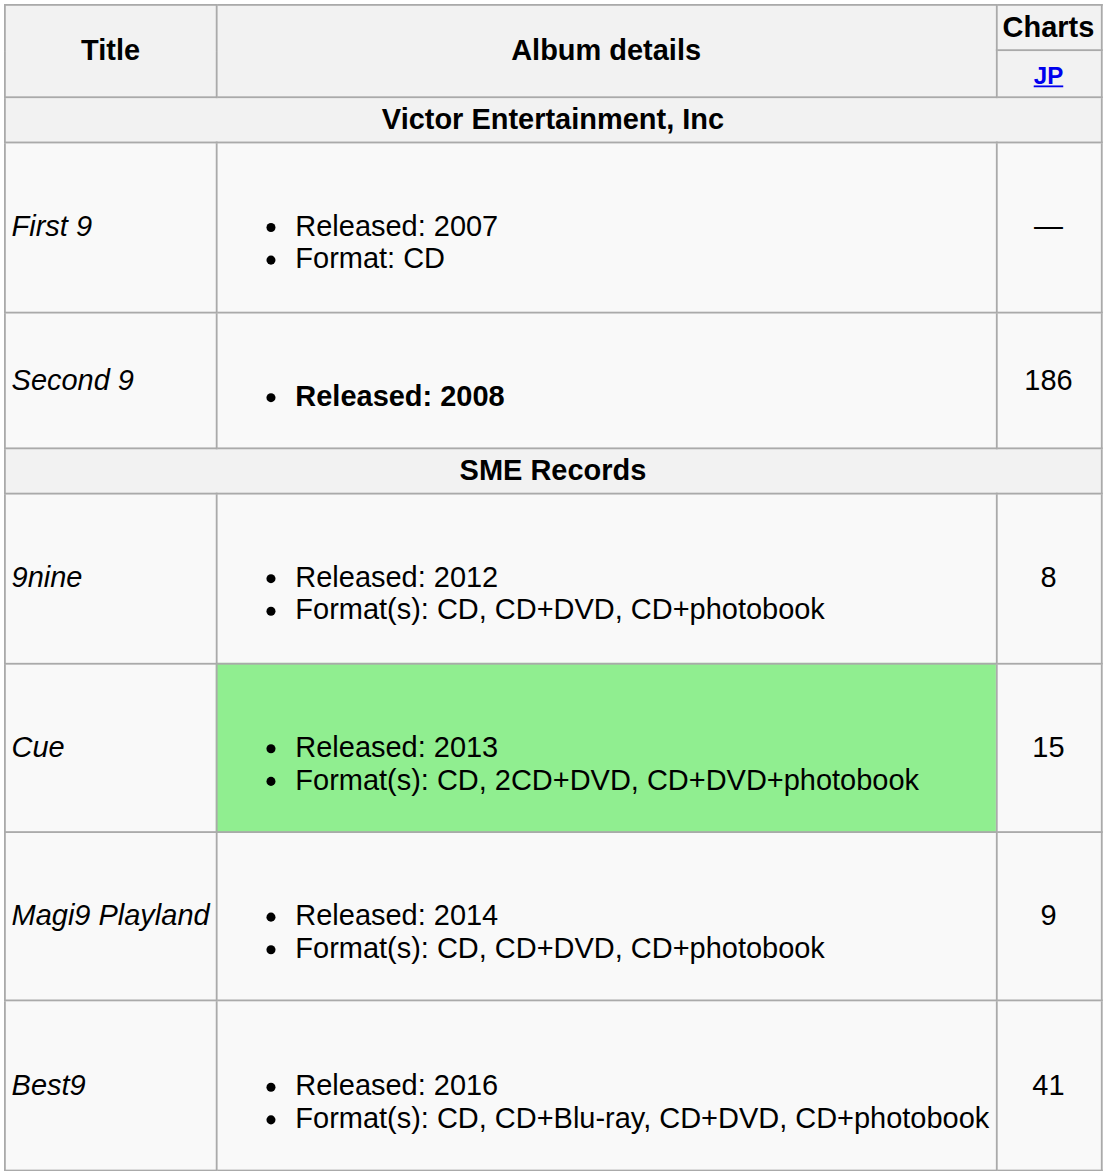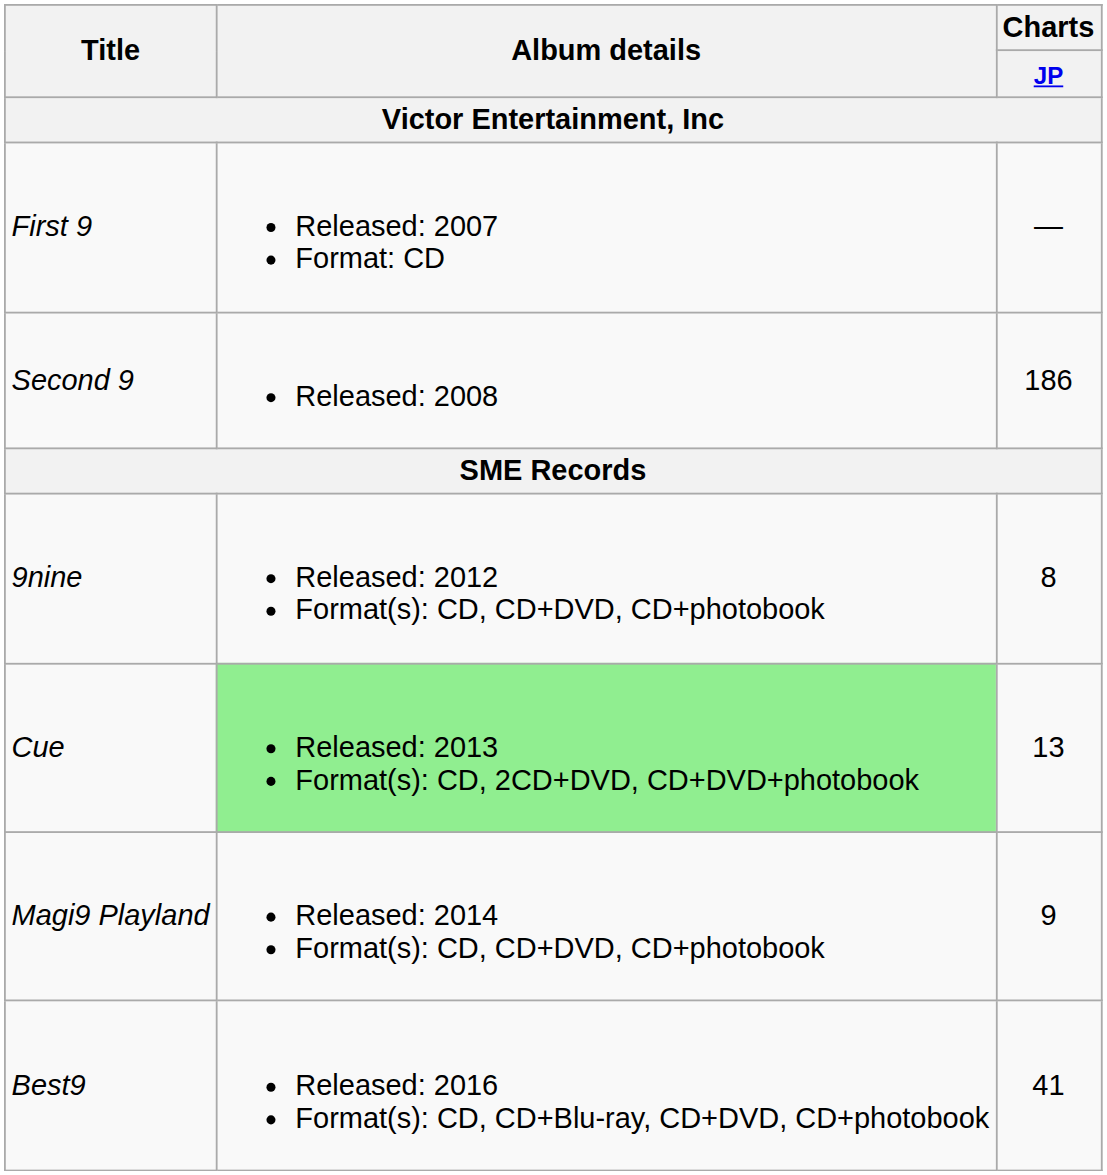(606, 396) bold -> (606, 396) normal
(1048, 747) 15 -> (1048, 747) 13
